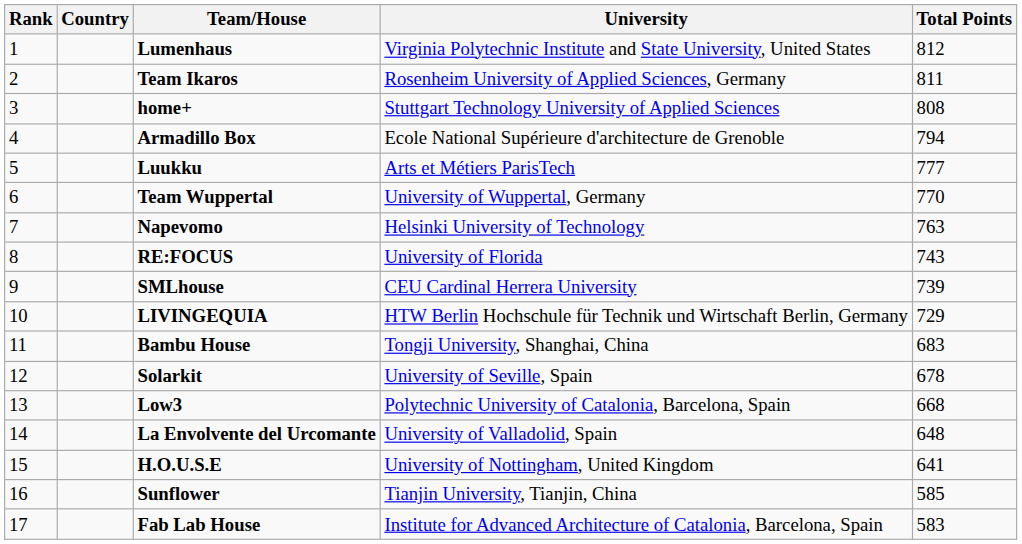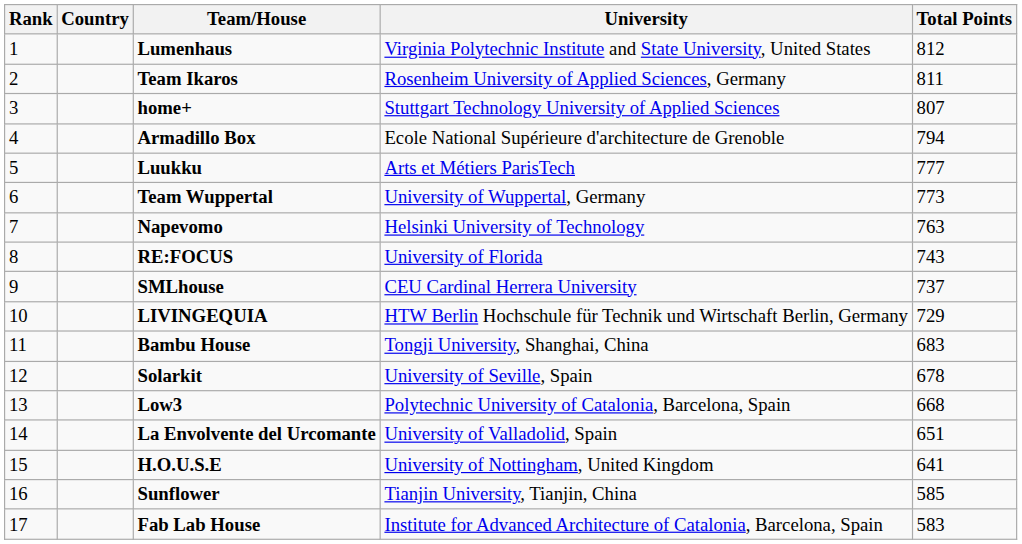(931, 108) 808 -> (931, 108) 807
(931, 197) 770 -> (931, 197) 773
(931, 286) 739 -> (931, 286) 737
(931, 434) 648 -> (931, 434) 651
